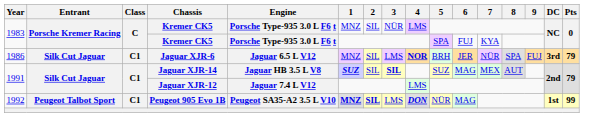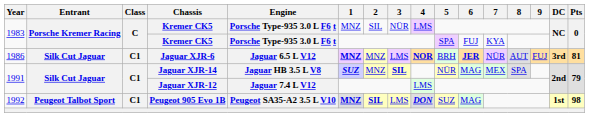(351, 55) normal -> (351, 55) bold
(373, 55) SIL -> (375, 55) MNZ
(465, 55) normal -> (471, 55) bold
(513, 55) SPA -> (519, 55) AUT
(571, 55) 79 -> (576, 55) 81
(373, 70) SIL -> (375, 70) MNZ
(441, 70) SUZ -> (447, 70) NÜR
(513, 70) AUT -> (519, 70) SPA
(441, 100) NÜR -> (447, 100) SUZ
(571, 100) 99 -> (576, 100) 98
